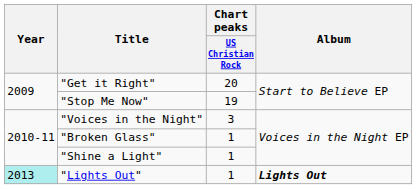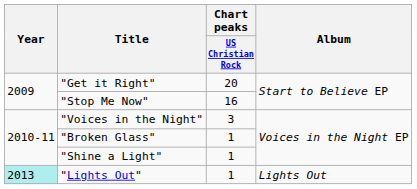(231, 101) 19 -> (231, 101) 16
(293, 175) bold -> (293, 175) normal
